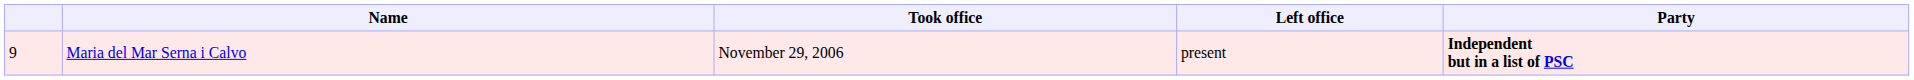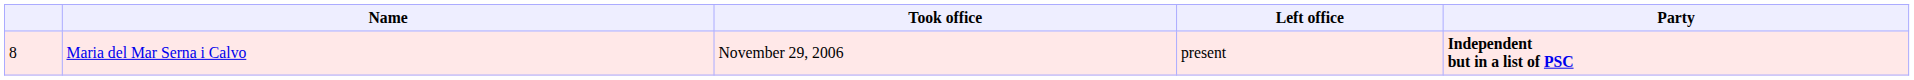(13, 53) 9 -> (13, 53) 8
